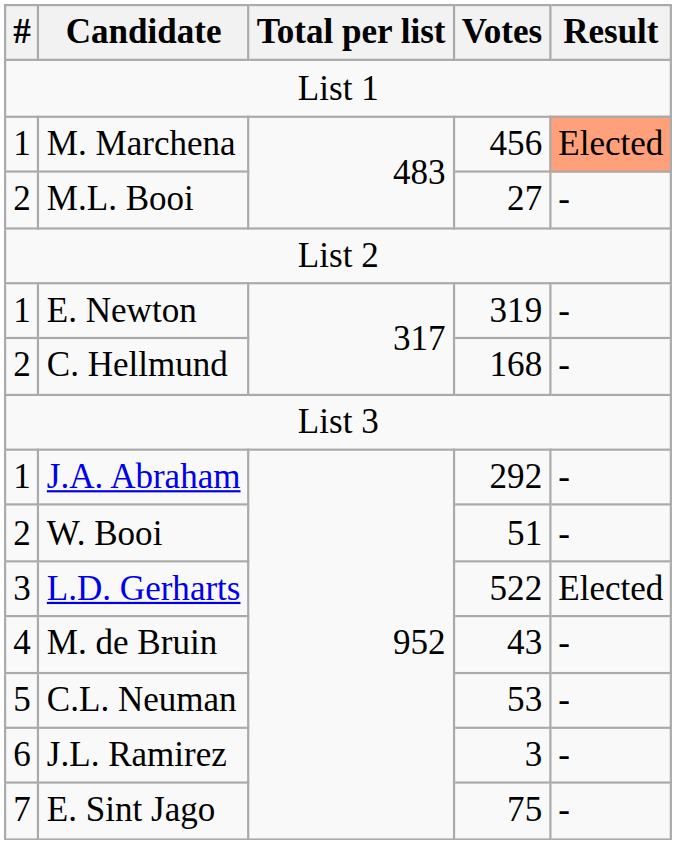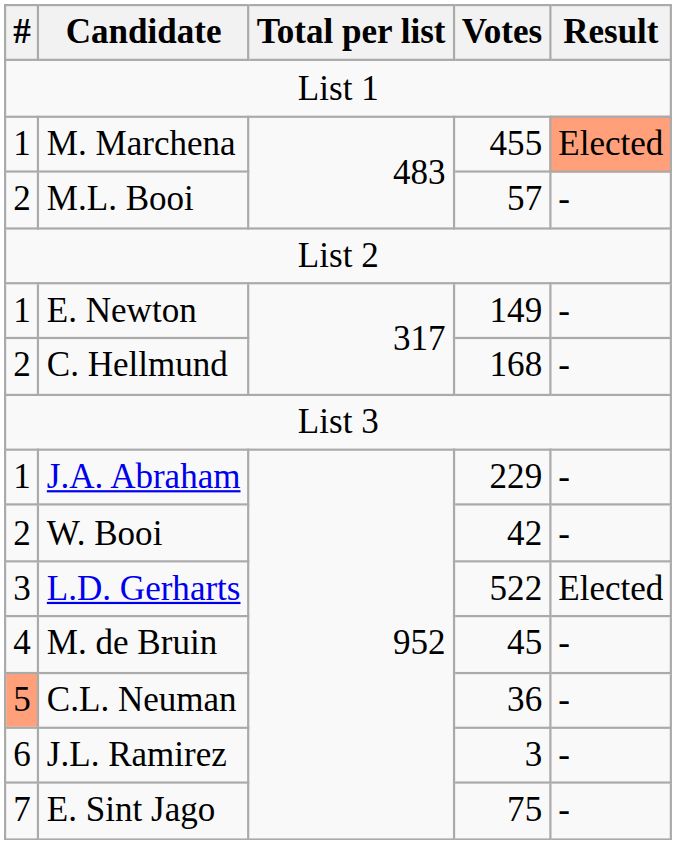(516, 143) 456 -> (516, 143) 455
(525, 198) 27 -> (525, 198) 57
(516, 310) 319 -> (516, 310) 149
(516, 476) 292 -> (516, 476) 229
(525, 532) 51 -> (525, 532) 42
(525, 643) 43 -> (525, 643) 45
(22, 699) no background -> (22, 699) lightsalmon background
(525, 699) 53 -> (525, 699) 36
